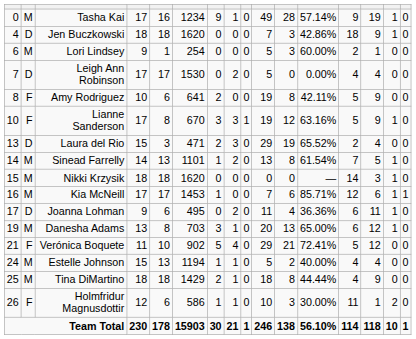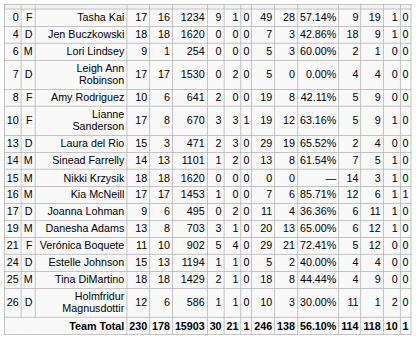(28, 17) M -> (29, 17) F
(28, 263) M -> (29, 263) D
(29, 303) F -> (29, 303) D
